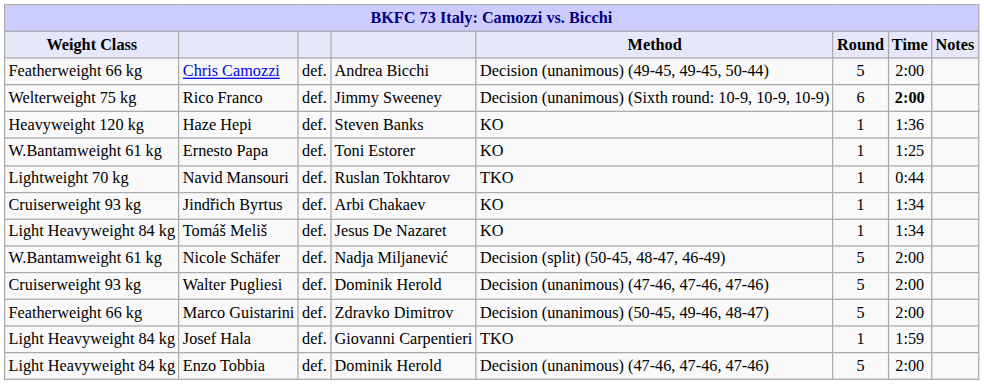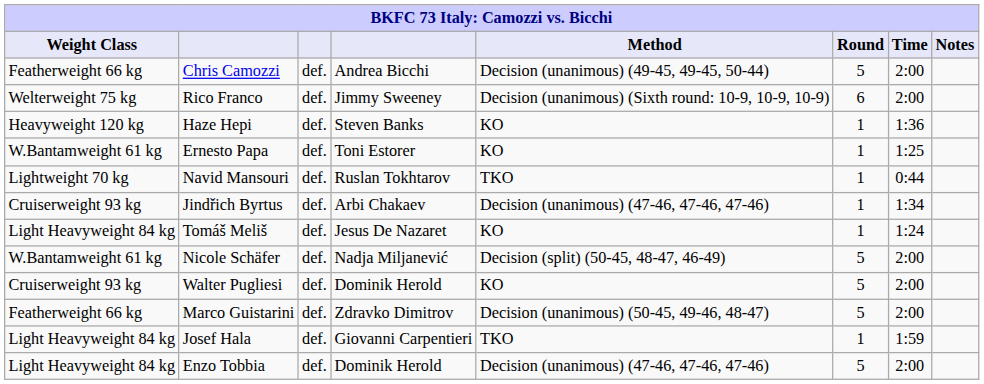(910, 98) bold -> (910, 98) normal
(492, 205) KO -> (624, 205) Decision (unanimous) (47-46, 47-46, 47-46)
(910, 232) 1:34 -> (910, 232) 1:24
(624, 285) Decision (unanimous) (47-46, 47-46, 47-46) -> (492, 285) KO
